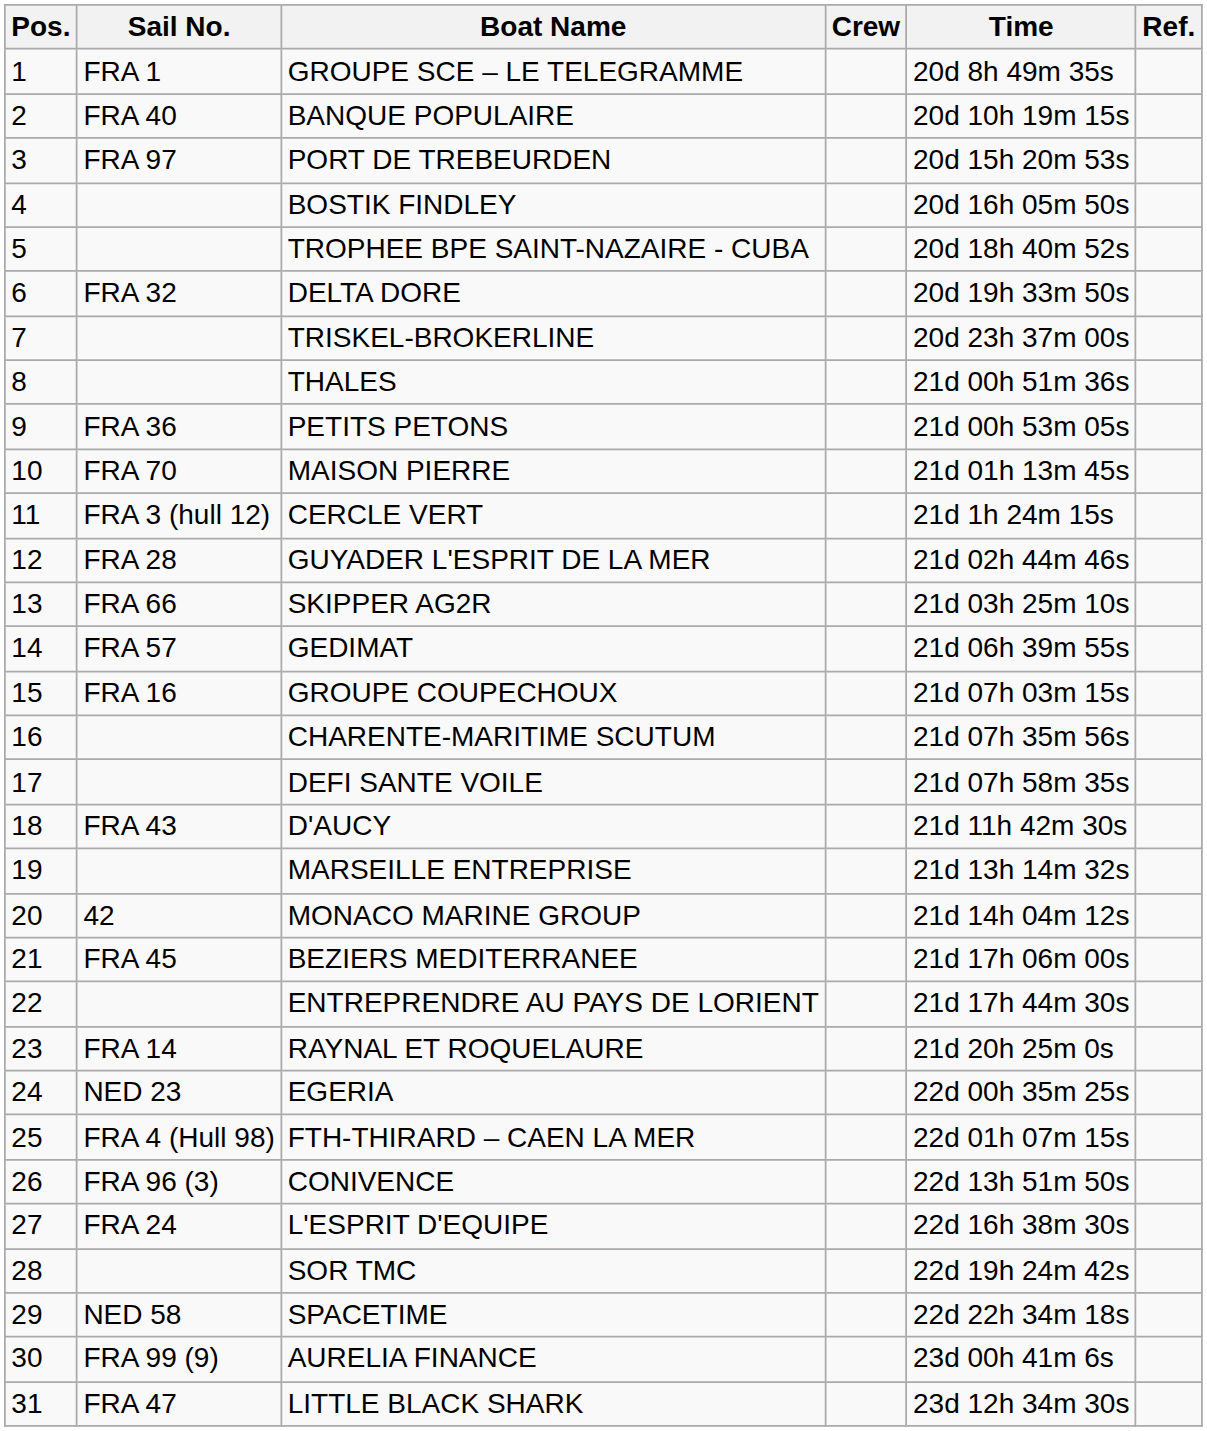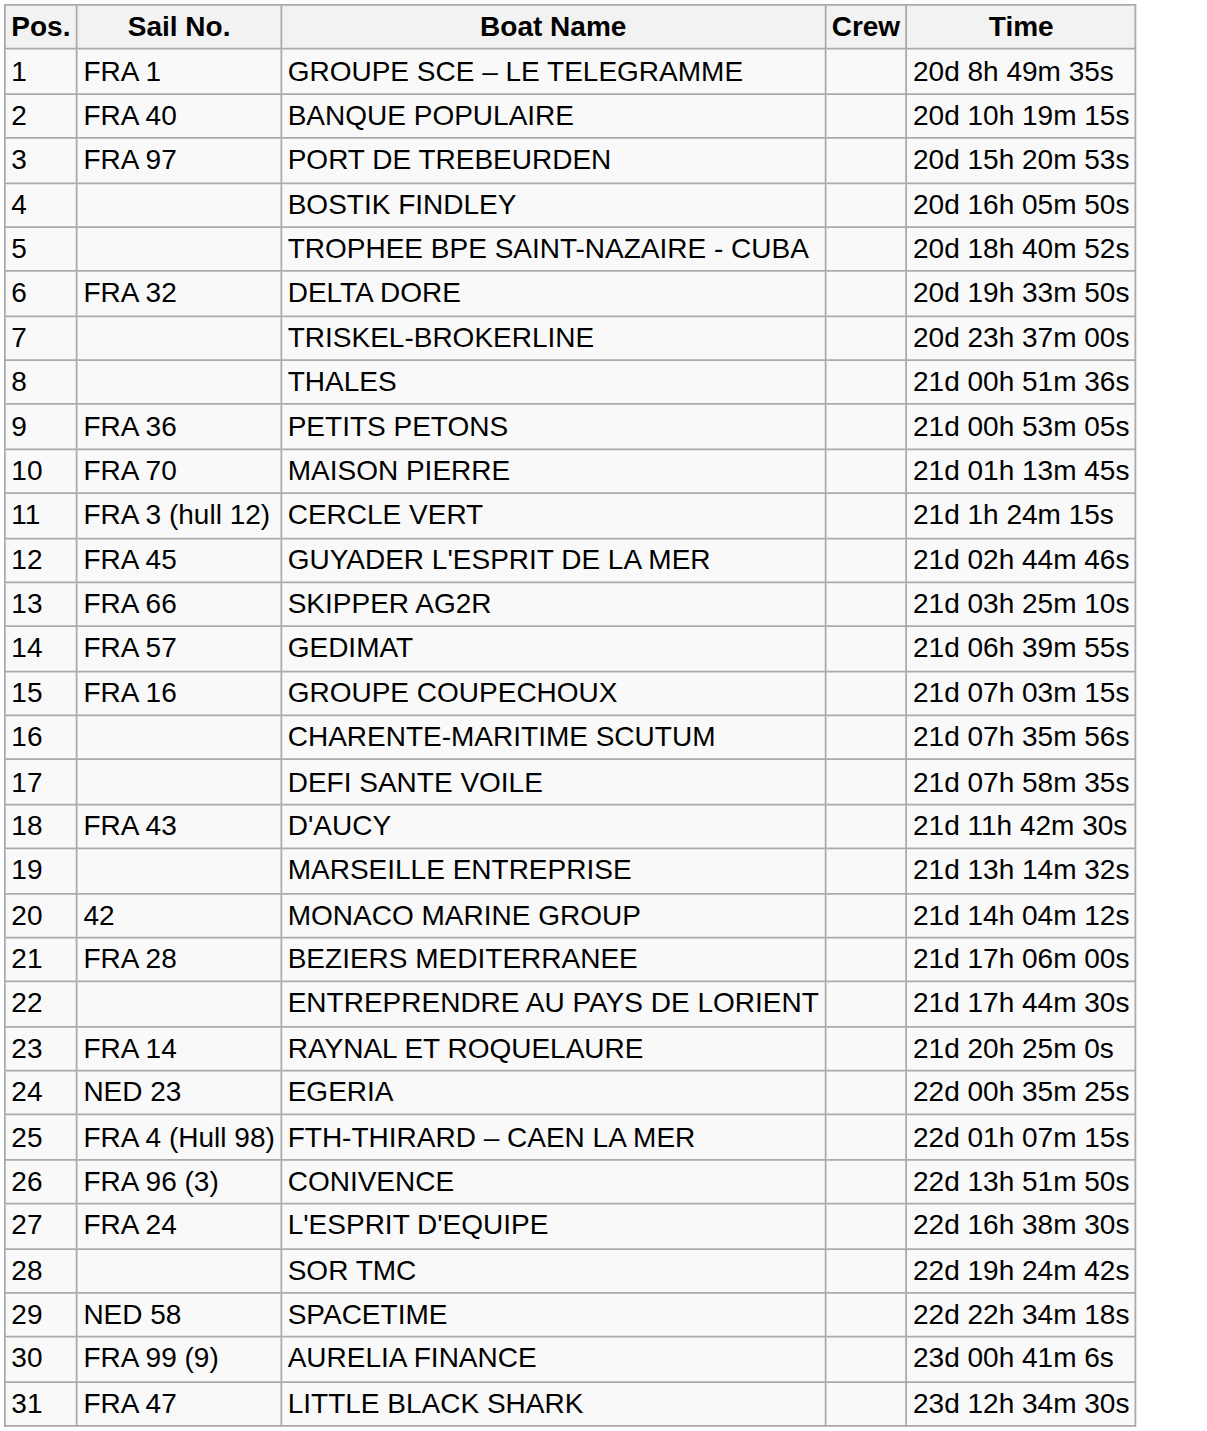- column: (1169, 26)
(130, 559) FRA 28 -> (130, 559) FRA 45
(130, 959) FRA 45 -> (130, 959) FRA 28
